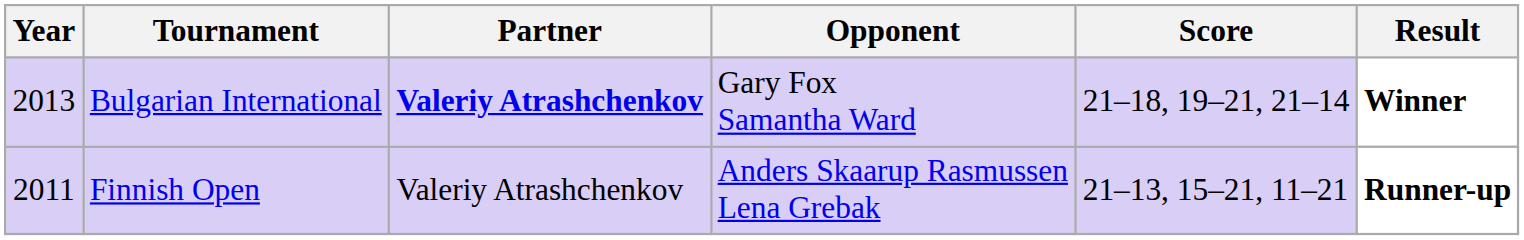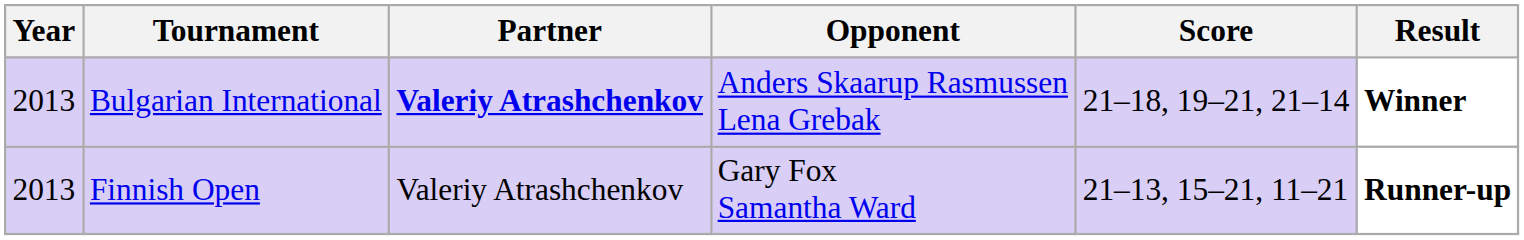(817, 101) Gary Fox Samantha Ward -> (893, 101) Anders Skaarup Rasmussen Lena Grebak
(44, 189) 2011 -> (44, 189) 2013
(893, 189) Anders Skaarup Rasmussen Lena Grebak -> (817, 189) Gary Fox Samantha Ward
